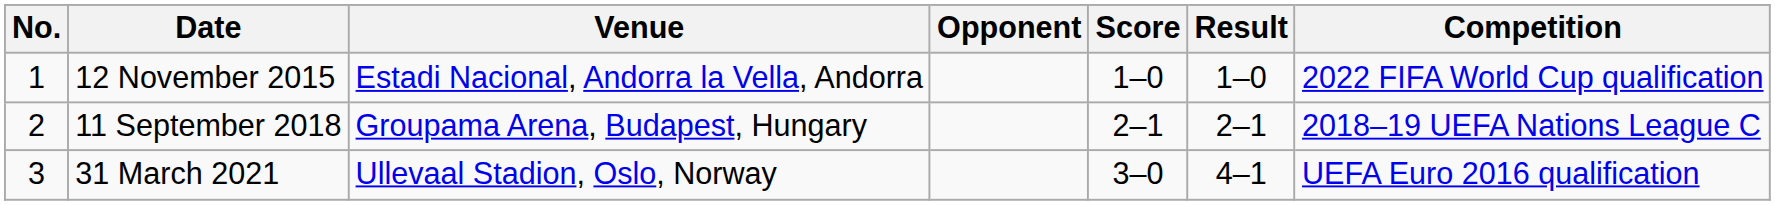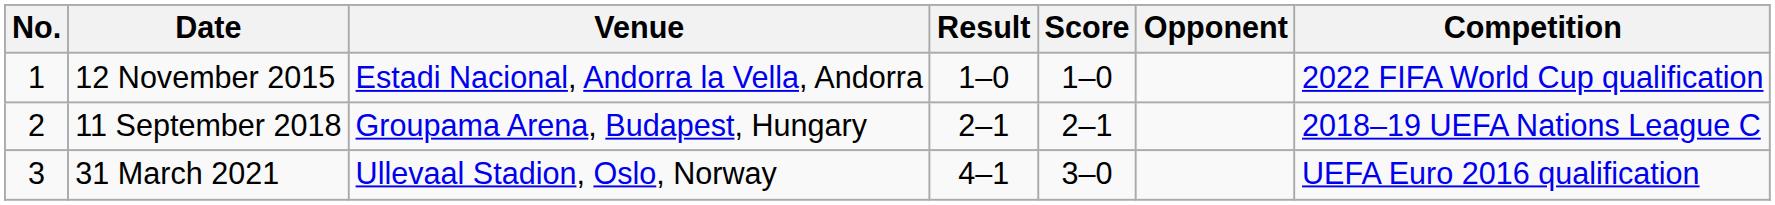columns swapped: (1009, 28) <-> (1241, 28)
